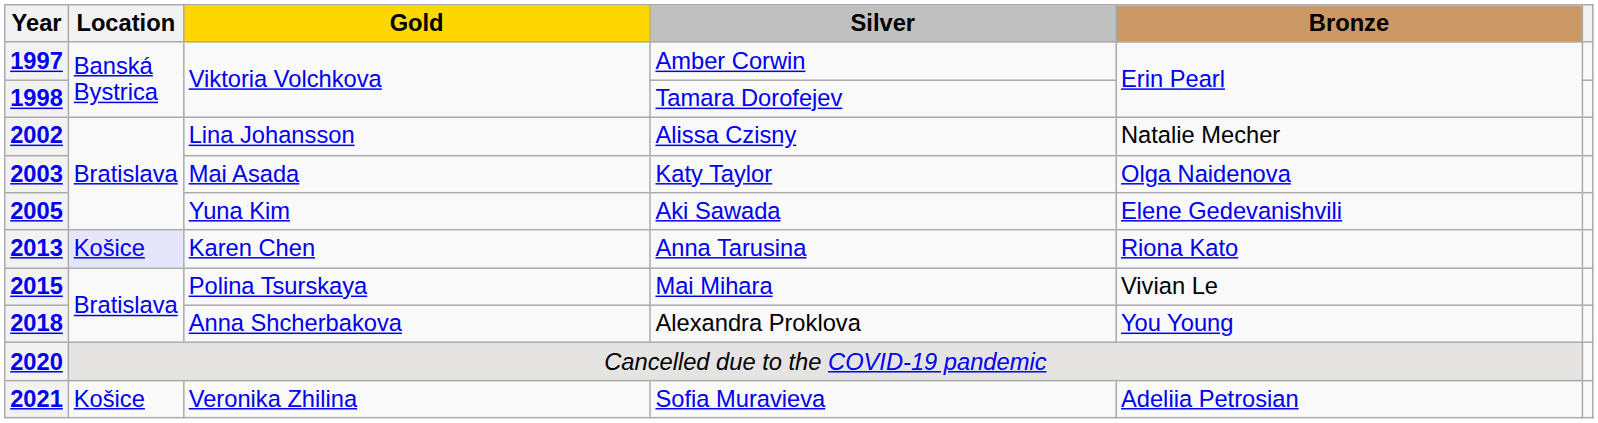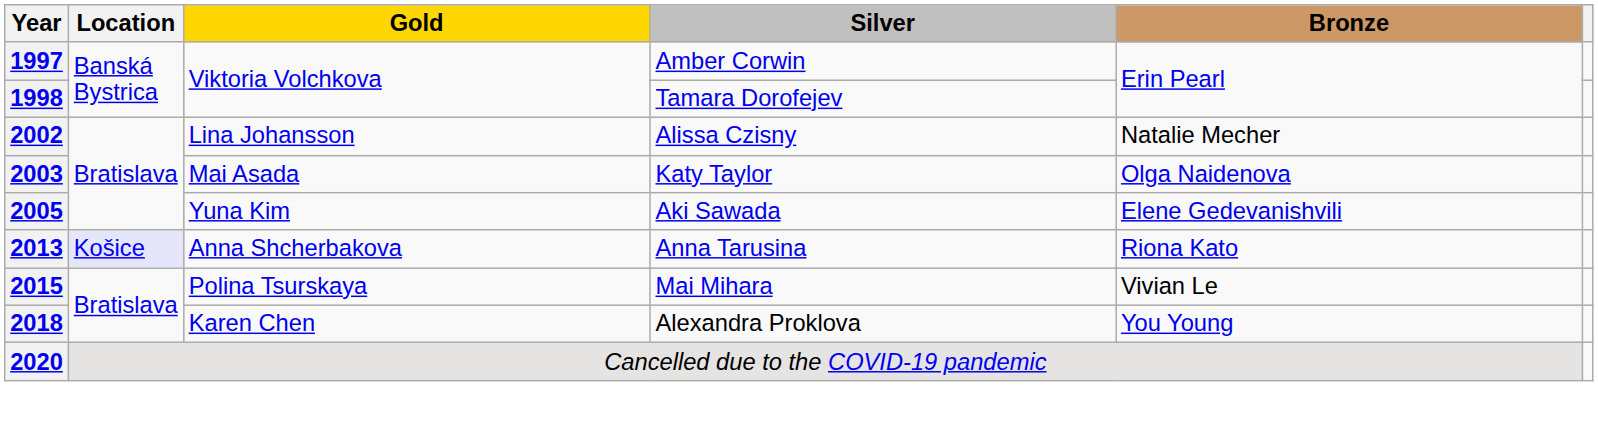(252, 248) Karen Chen -> (295, 248) Anna Shcherbakova
(295, 323) Anna Shcherbakova -> (252, 323) Karen Chen
- row: (37, 398)
